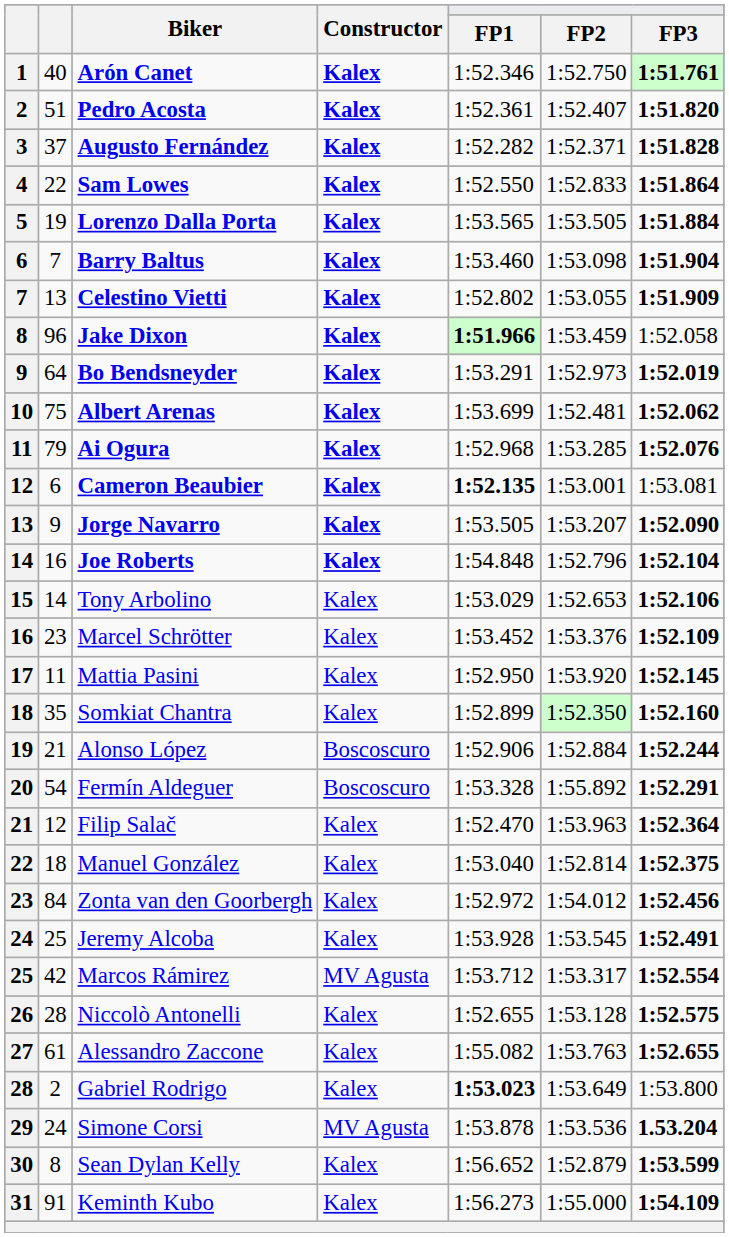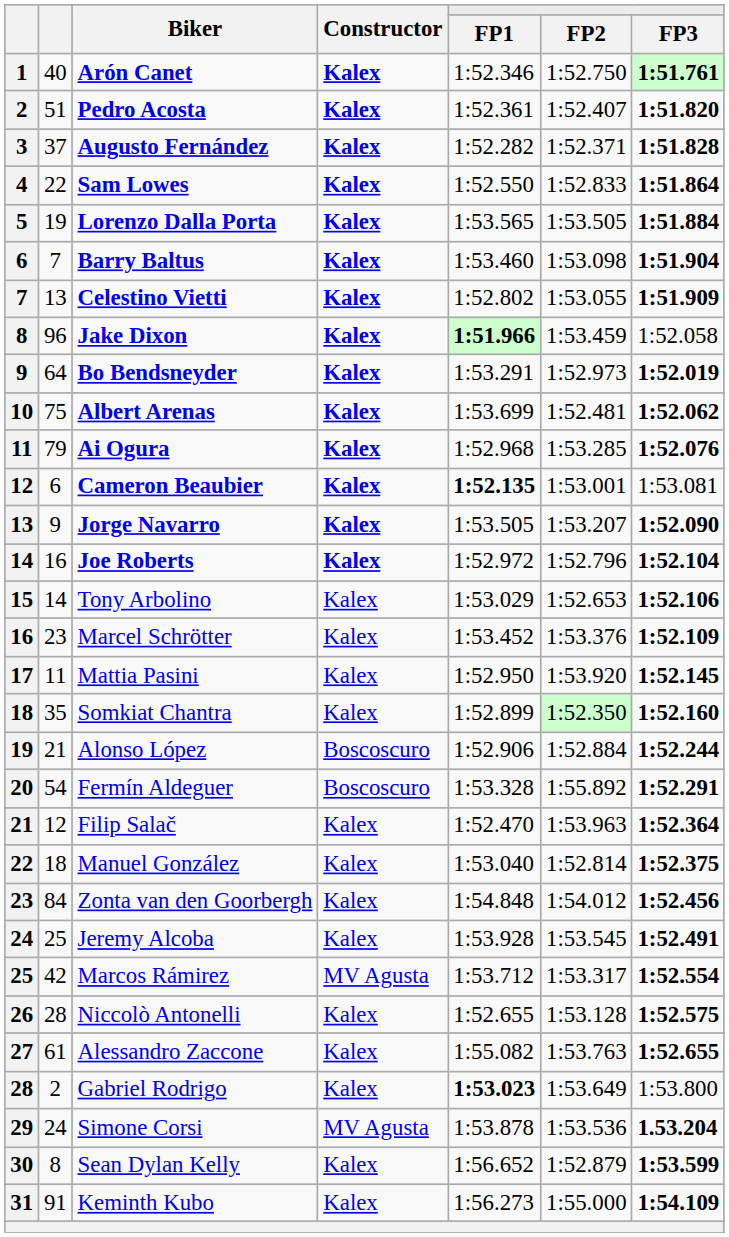(494, 561) 1:54.848 -> (494, 561) 1:52.972
(494, 900) 1:52.972 -> (494, 900) 1:54.848
